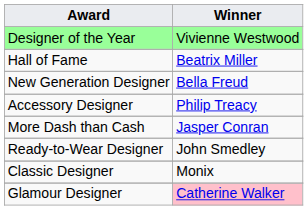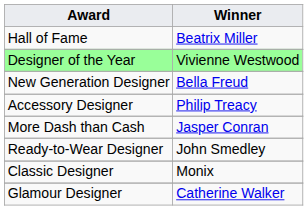rows swapped: (71, 37) <-> (48, 60)
(230, 194) pink background -> (230, 194) no background
